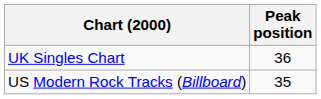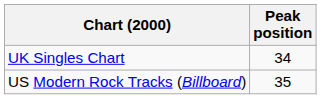(283, 57) 36 -> (283, 57) 34
